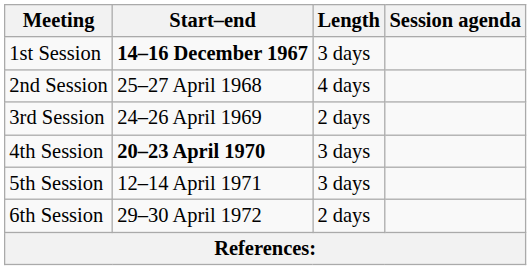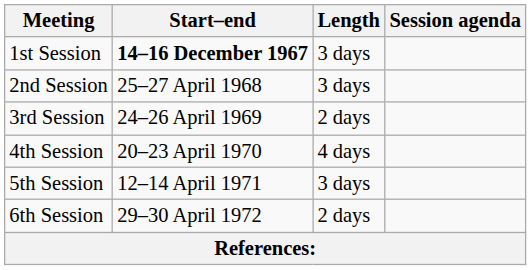(344, 85) 4 days -> (344, 85) 3 days
(191, 150) bold -> (189, 150) normal
(344, 150) 3 days -> (344, 150) 4 days
